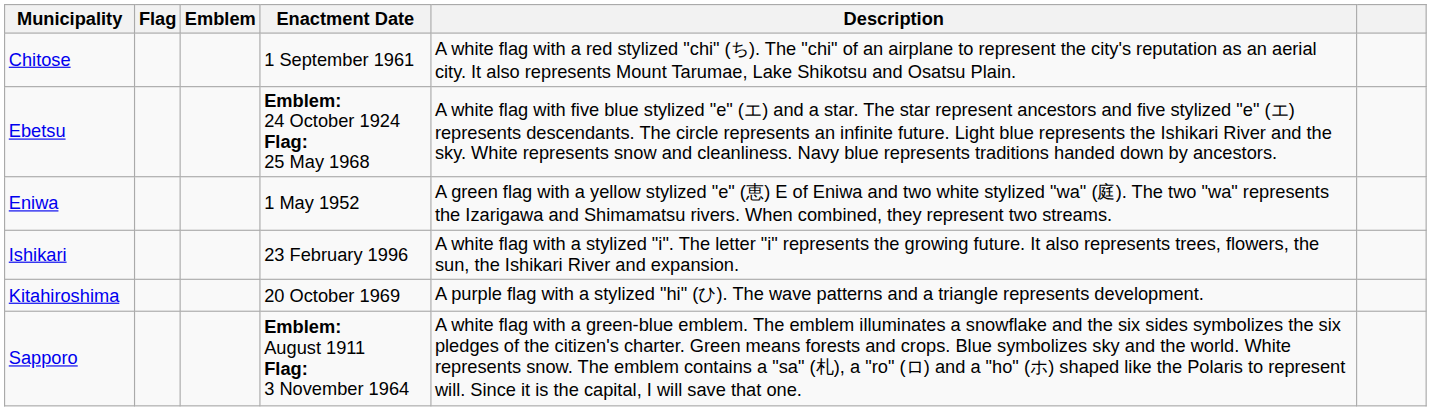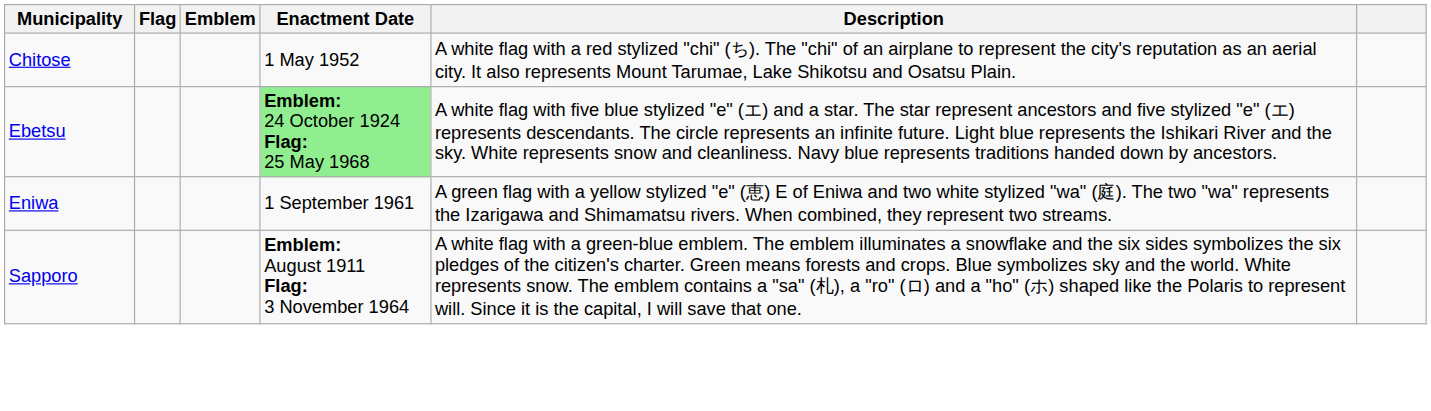(339, 59) 1 September 1961 -> (312, 59) 1 May 1952
(332, 131) no background -> (332, 131) lightgreen background
(312, 203) 1 May 1952 -> (339, 203) 1 September 1961
- row: (38, 254)
- row: (64, 295)
